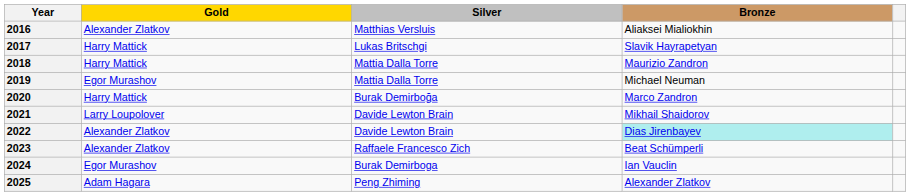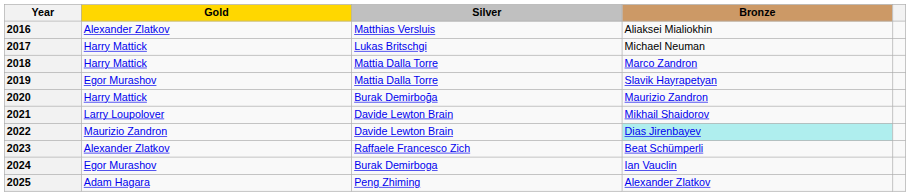(671, 47) Slavik Hayrapetyan -> (665, 47) Michael Neuman
(666, 64) Maurizio Zandron -> (661, 64) Marco Zandron
(665, 81) Michael Neuman -> (671, 81) Slavik Hayrapetyan
(661, 98) Marco Zandron -> (666, 98) Maurizio Zandron
(127, 132) Alexander Zlatkov -> (125, 132) Maurizio Zandron
